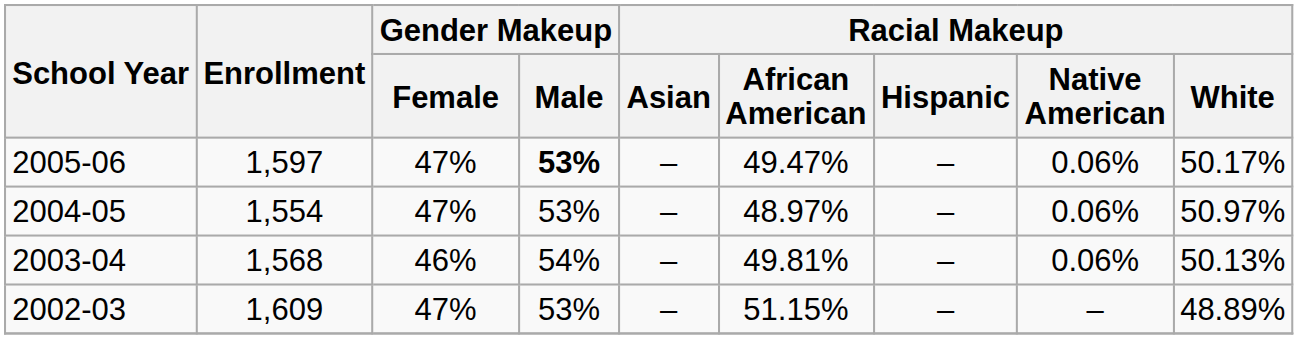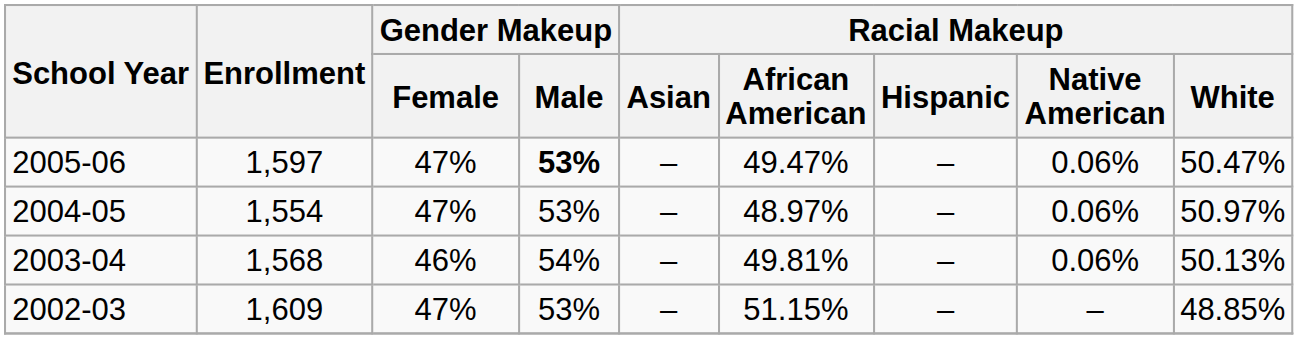(1233, 163) 50.17% -> (1233, 163) 50.47%
(1233, 310) 48.89% -> (1233, 310) 48.85%
